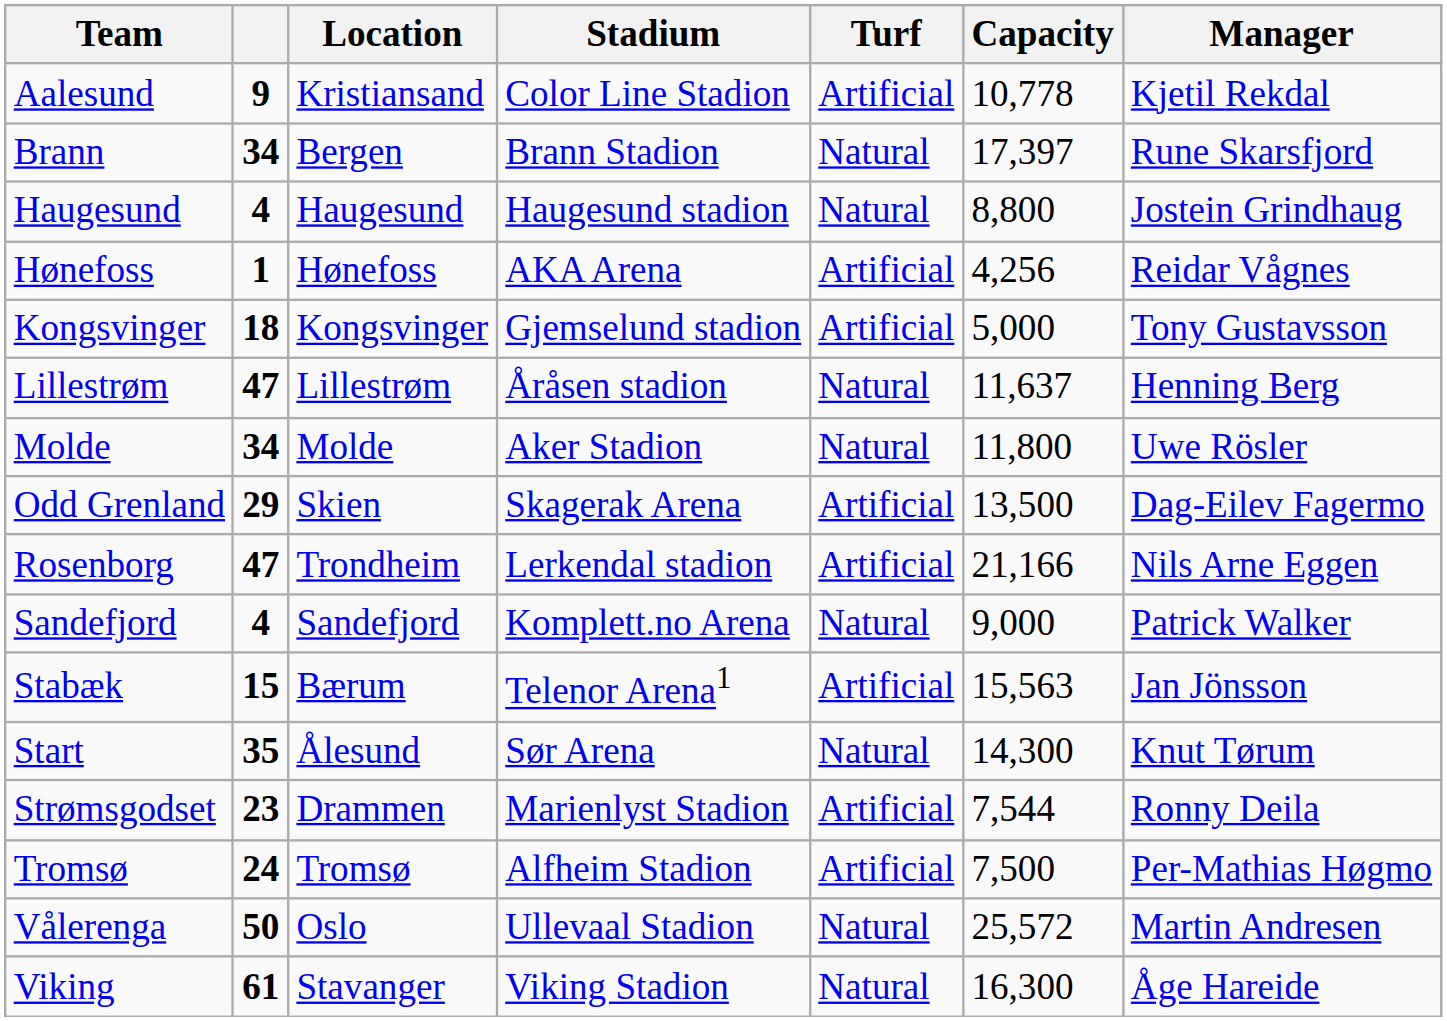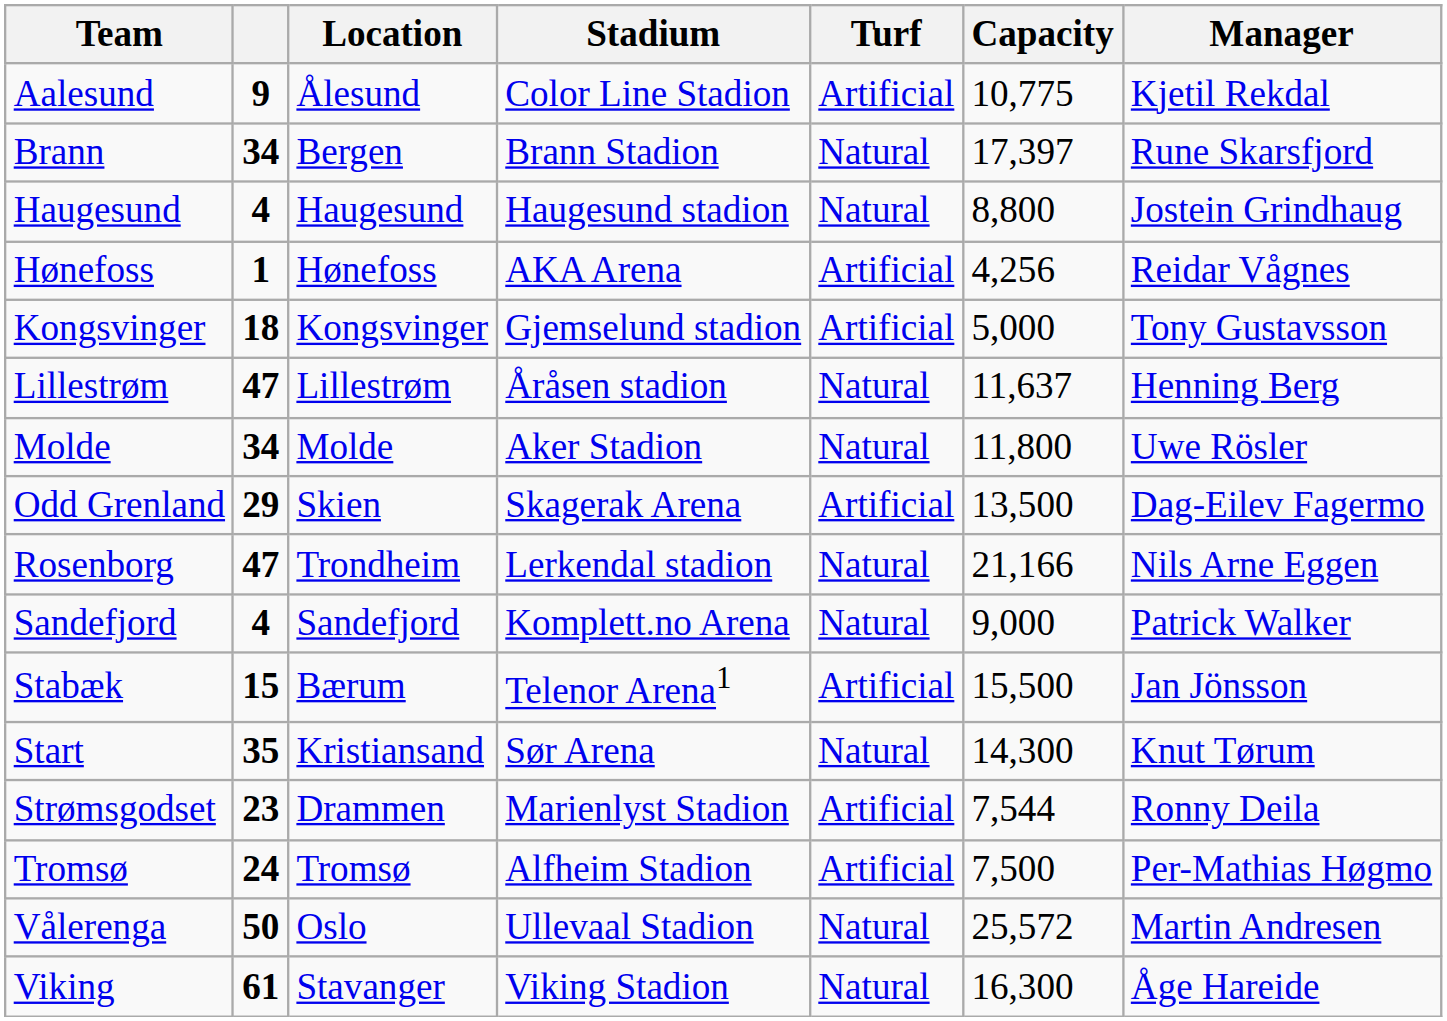(390, 92) Kristiansand -> (358, 92) Ålesund
(1022, 92) 10,778 -> (1022, 92) 10,775
(886, 563) Artificial -> (874, 563) Natural
(1022, 686) 15,563 -> (1022, 686) 15,500
(358, 750) Ålesund -> (390, 750) Kristiansand
